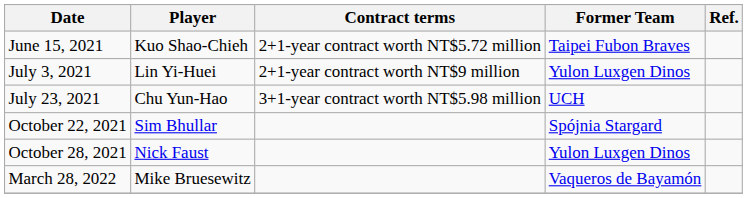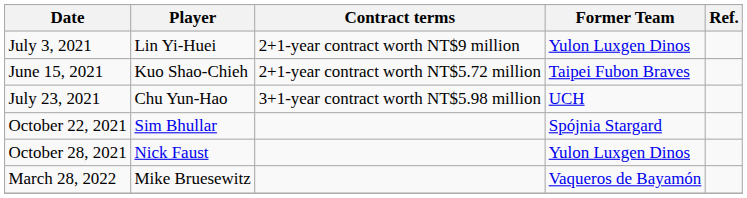rows swapped: (56, 44) <-> (50, 71)
